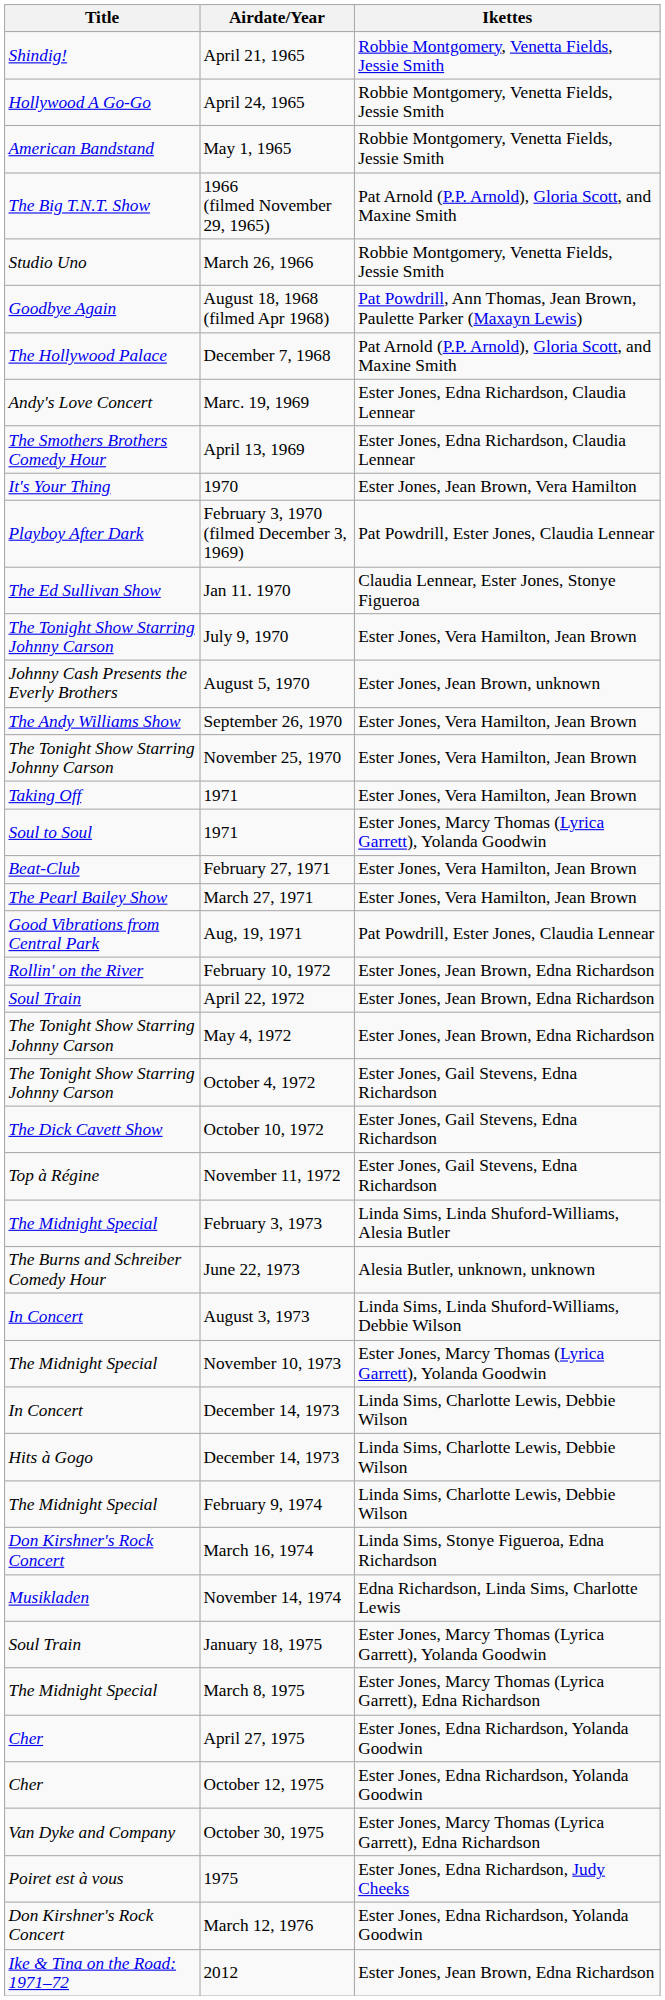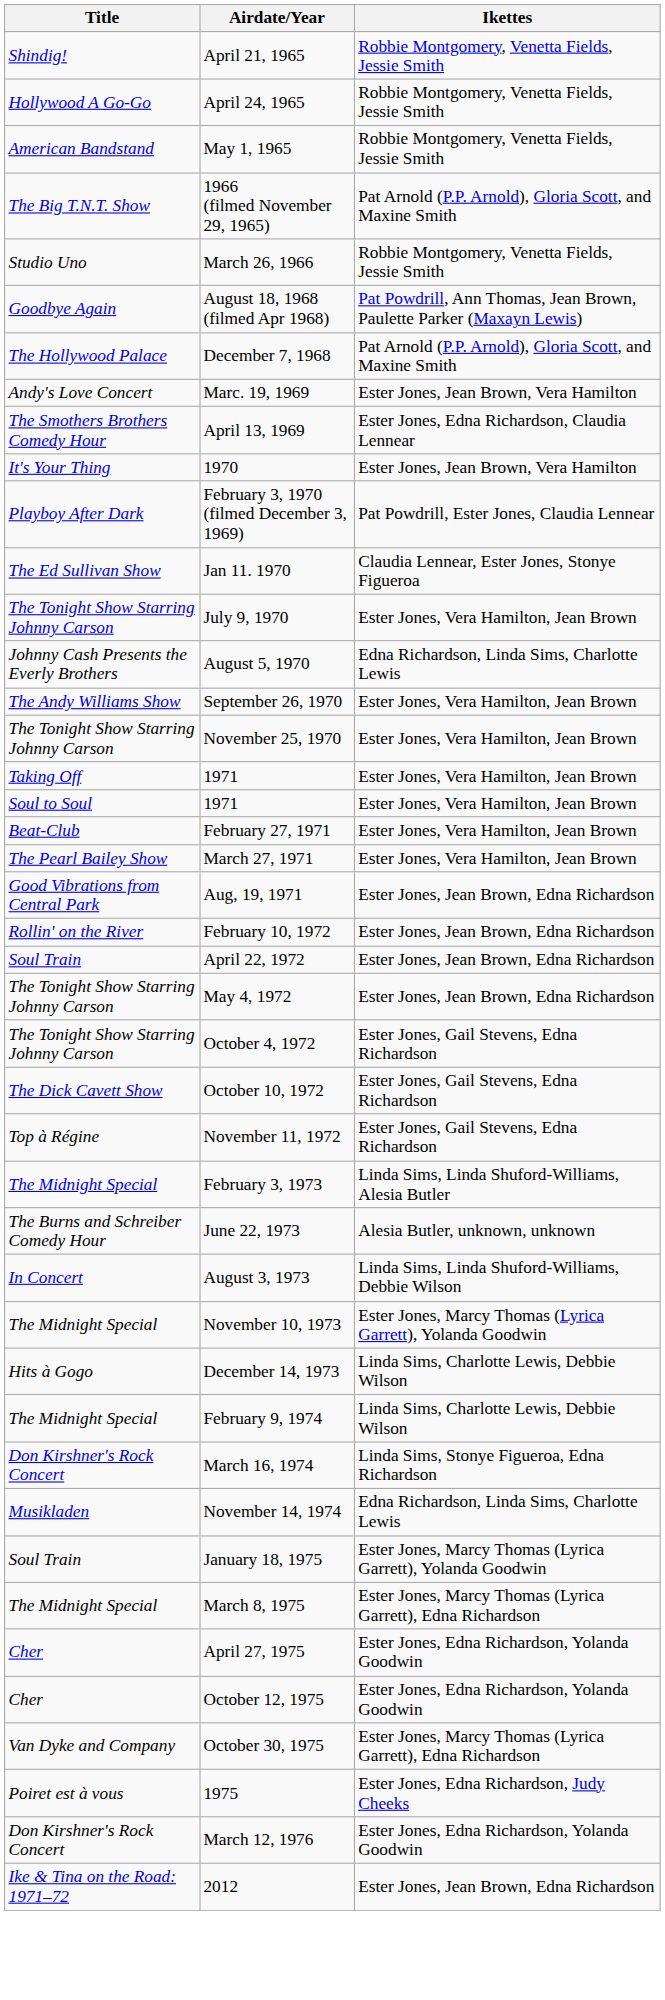(492, 402) Ester Jones, Edna Richardson, Claudia Lennear -> (497, 392) Ester Jones, Jean Brown, Vera Hamilton
(479, 683) Ester Jones, Jean Brown, unknown -> (498, 664) Edna Richardson, Linda Sims, Charlotte Lewis
(481, 832) Ester Jones, Marcy Thomas (Lyrica Garrett), Yolanda Goodwin -> (497, 803) Ester Jones, Vera Hamilton, Jean Brown
(506, 933) Pat Powdrill, Ester Jones, Claudia Lennear -> (506, 895) Ester Jones, Jean Brown, Edna Richardson
- row: (46, 1410)
